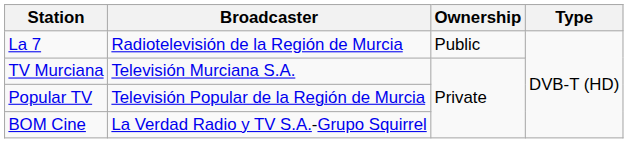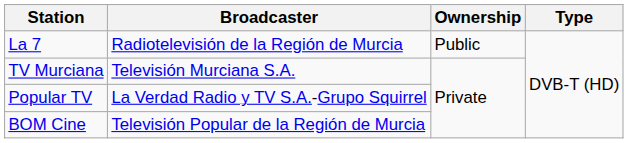(268, 97) Televisión Popular de la Región de Murcia -> (269, 97) La Verdad Radio y TV S.A.-Grupo Squirrel
(269, 124) La Verdad Radio y TV S.A.-Grupo Squirrel -> (268, 124) Televisión Popular de la Región de Murcia
